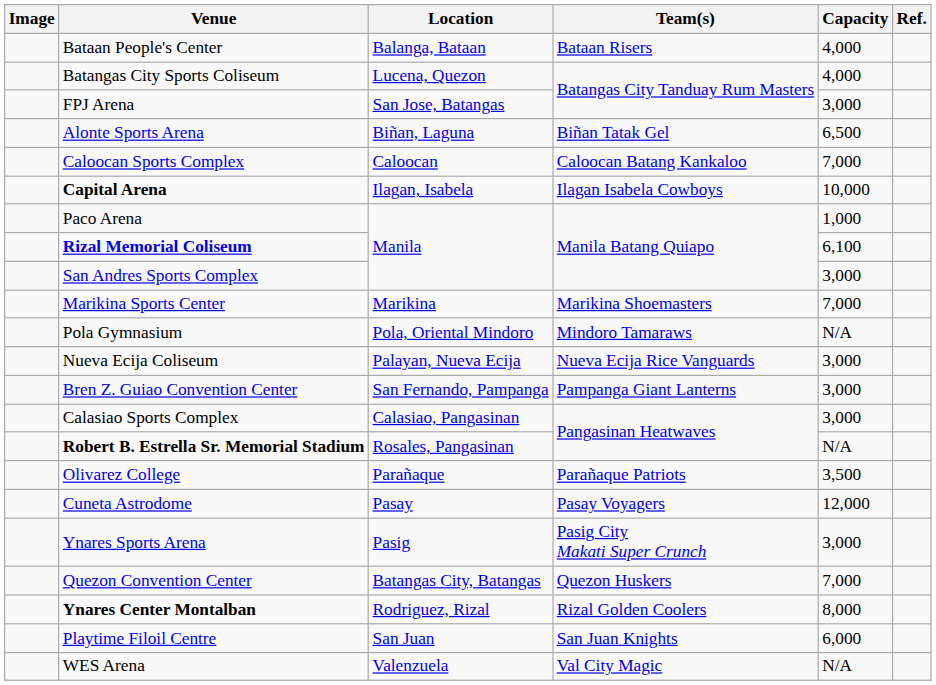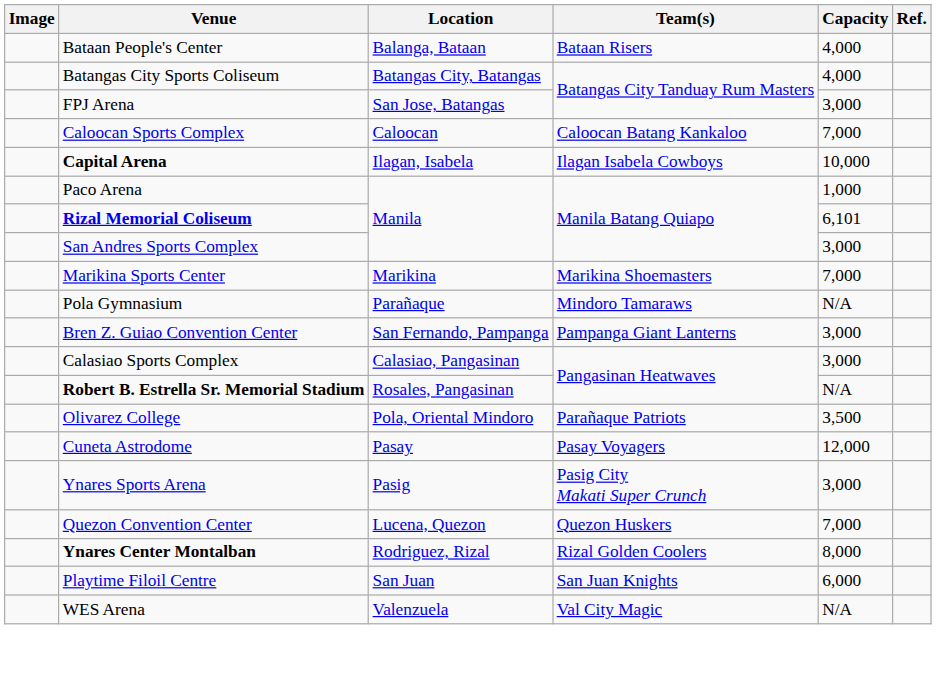(429, 76) Lucena, Quezon -> (457, 76) Batangas City, Batangas
- row: (133, 133)
(842, 247) 6,100 -> (842, 218) 6,101
(453, 332) Pola, Oriental Mindoro -> (409, 304) Parañaque
- row: (140, 361)
(409, 475) Parañaque -> (453, 418) Pola, Oriental Mindoro
(457, 581) Batangas City, Batangas -> (429, 524) Lucena, Quezon
